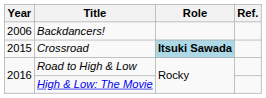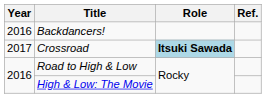(19, 31) 2006 -> (19, 31) 2016
(19, 48) 2015 -> (19, 48) 2017
